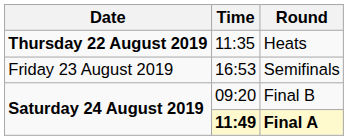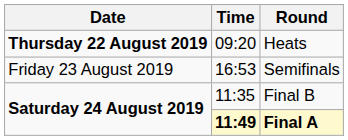(235, 43) 11:35 -> (236, 43) 09:20
(236, 95) 09:20 -> (235, 95) 11:35
